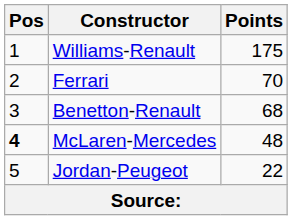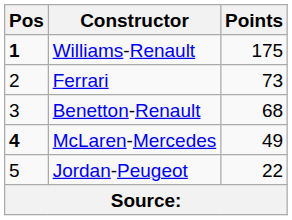(14, 50) normal -> (14, 50) bold
(273, 80) 70 -> (273, 80) 73
(273, 140) 48 -> (273, 140) 49
